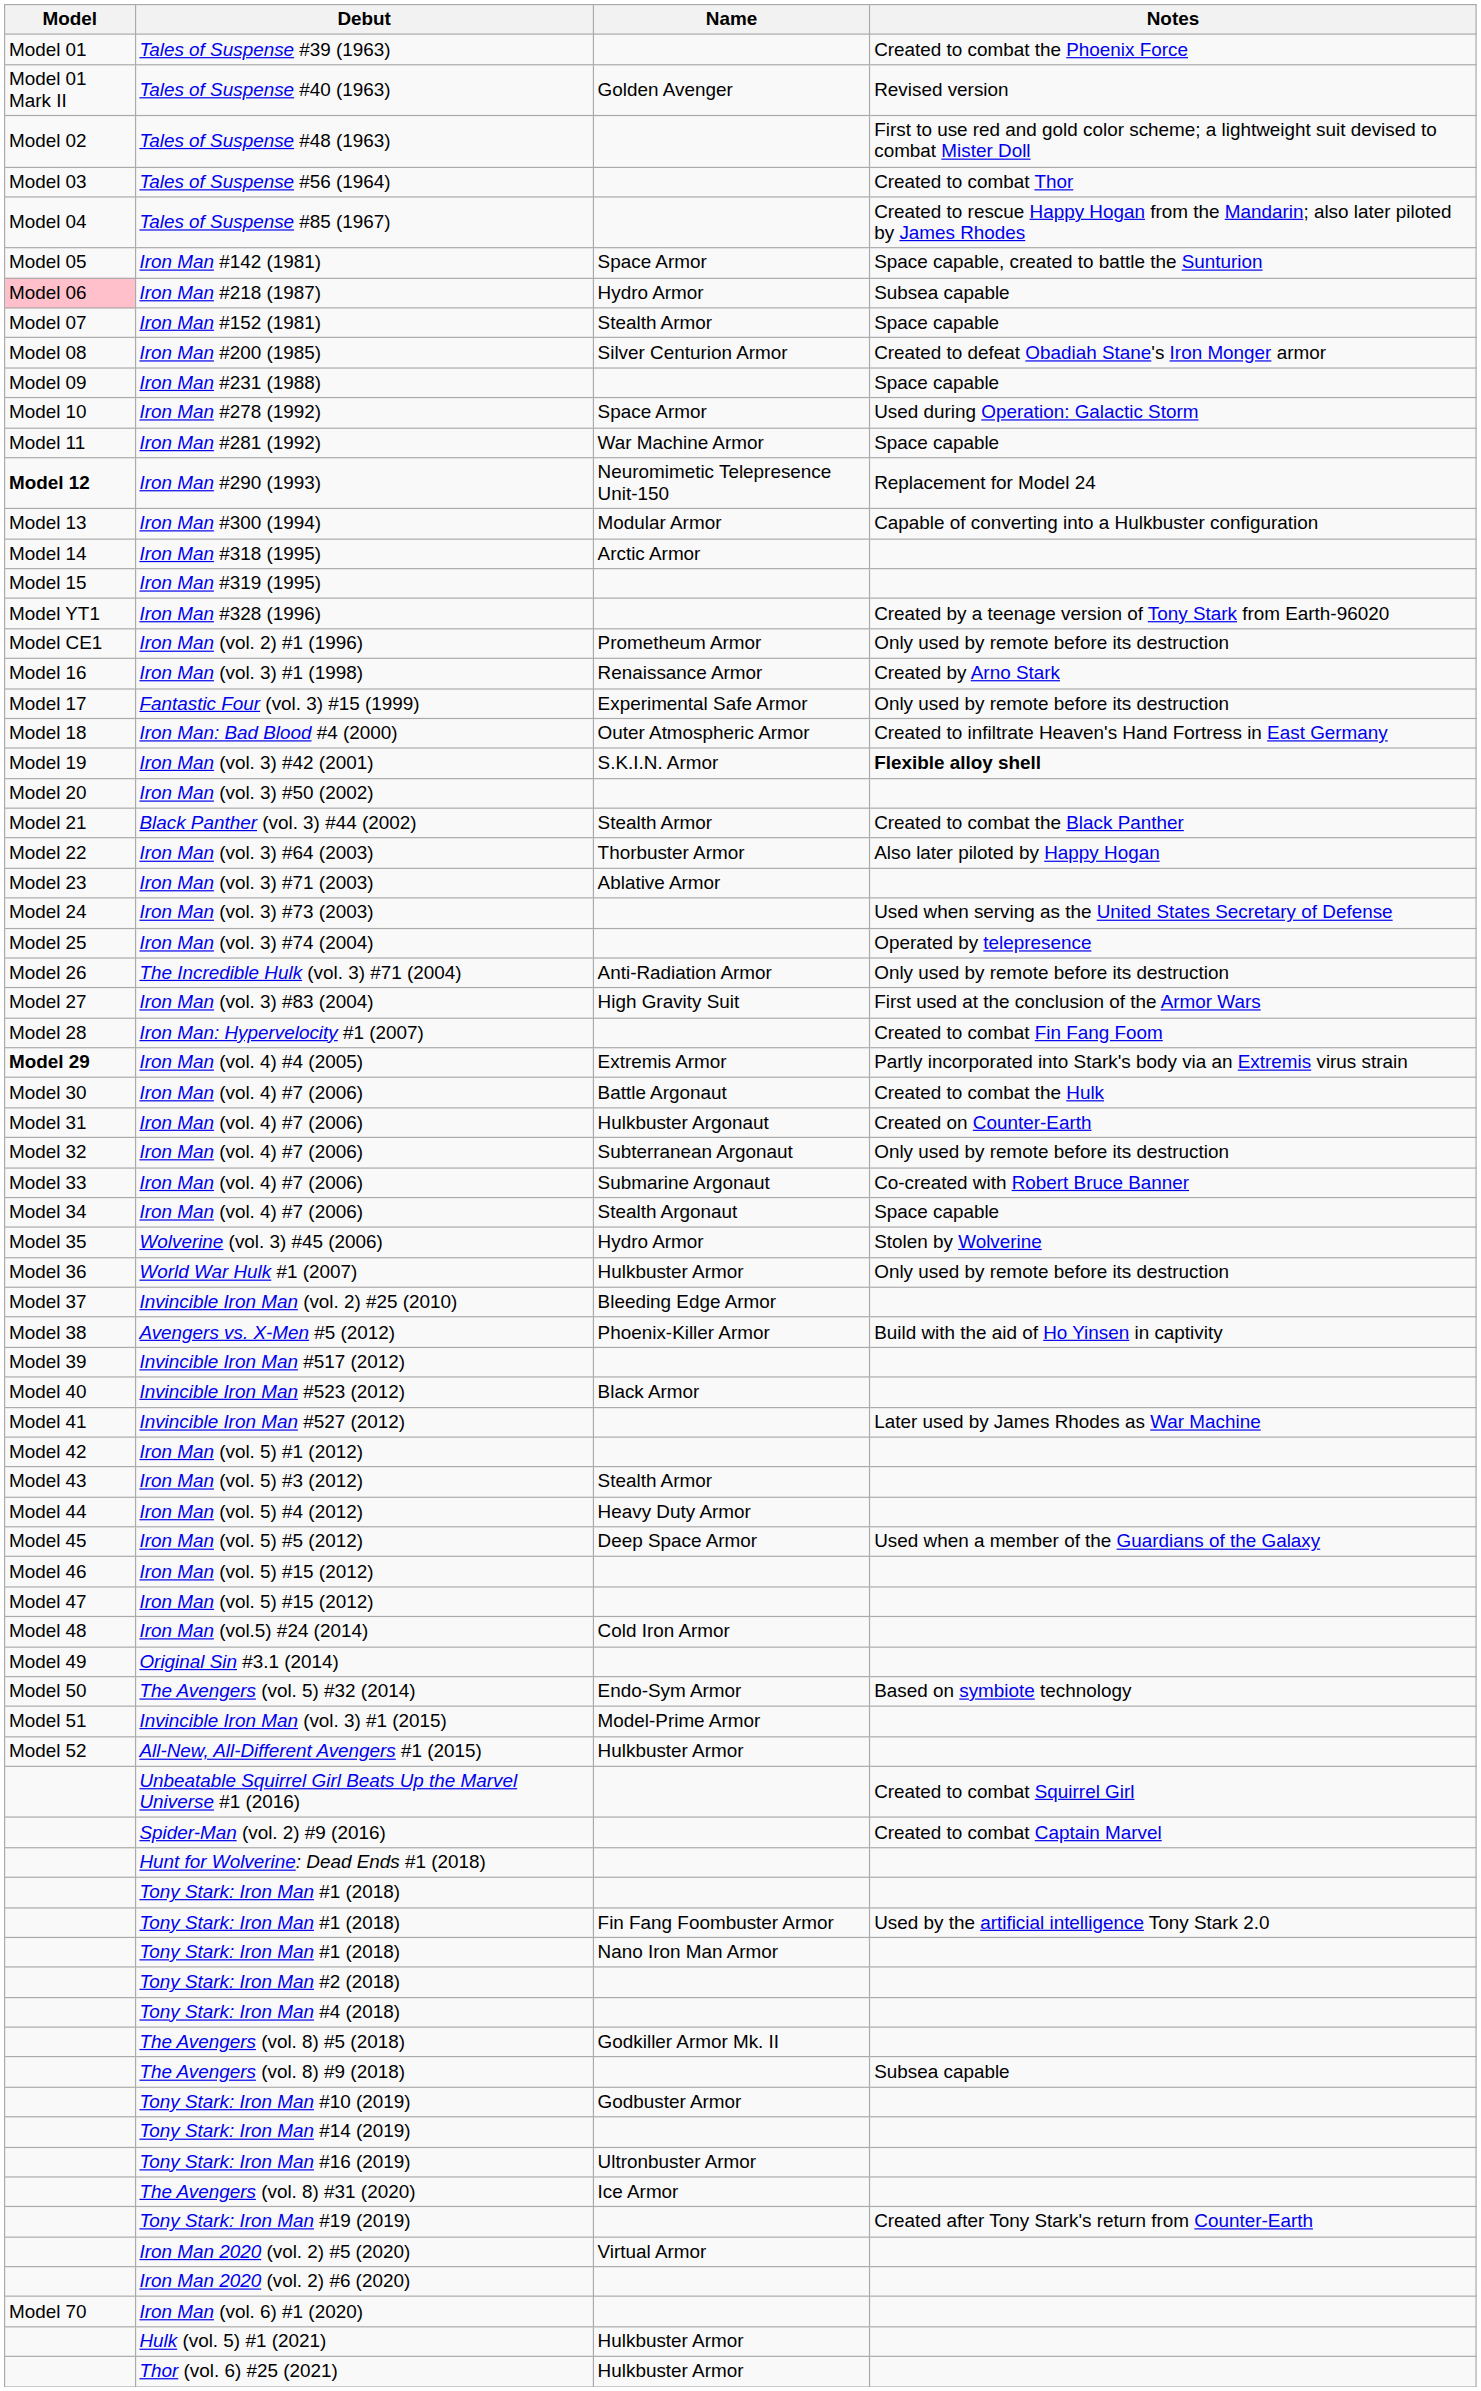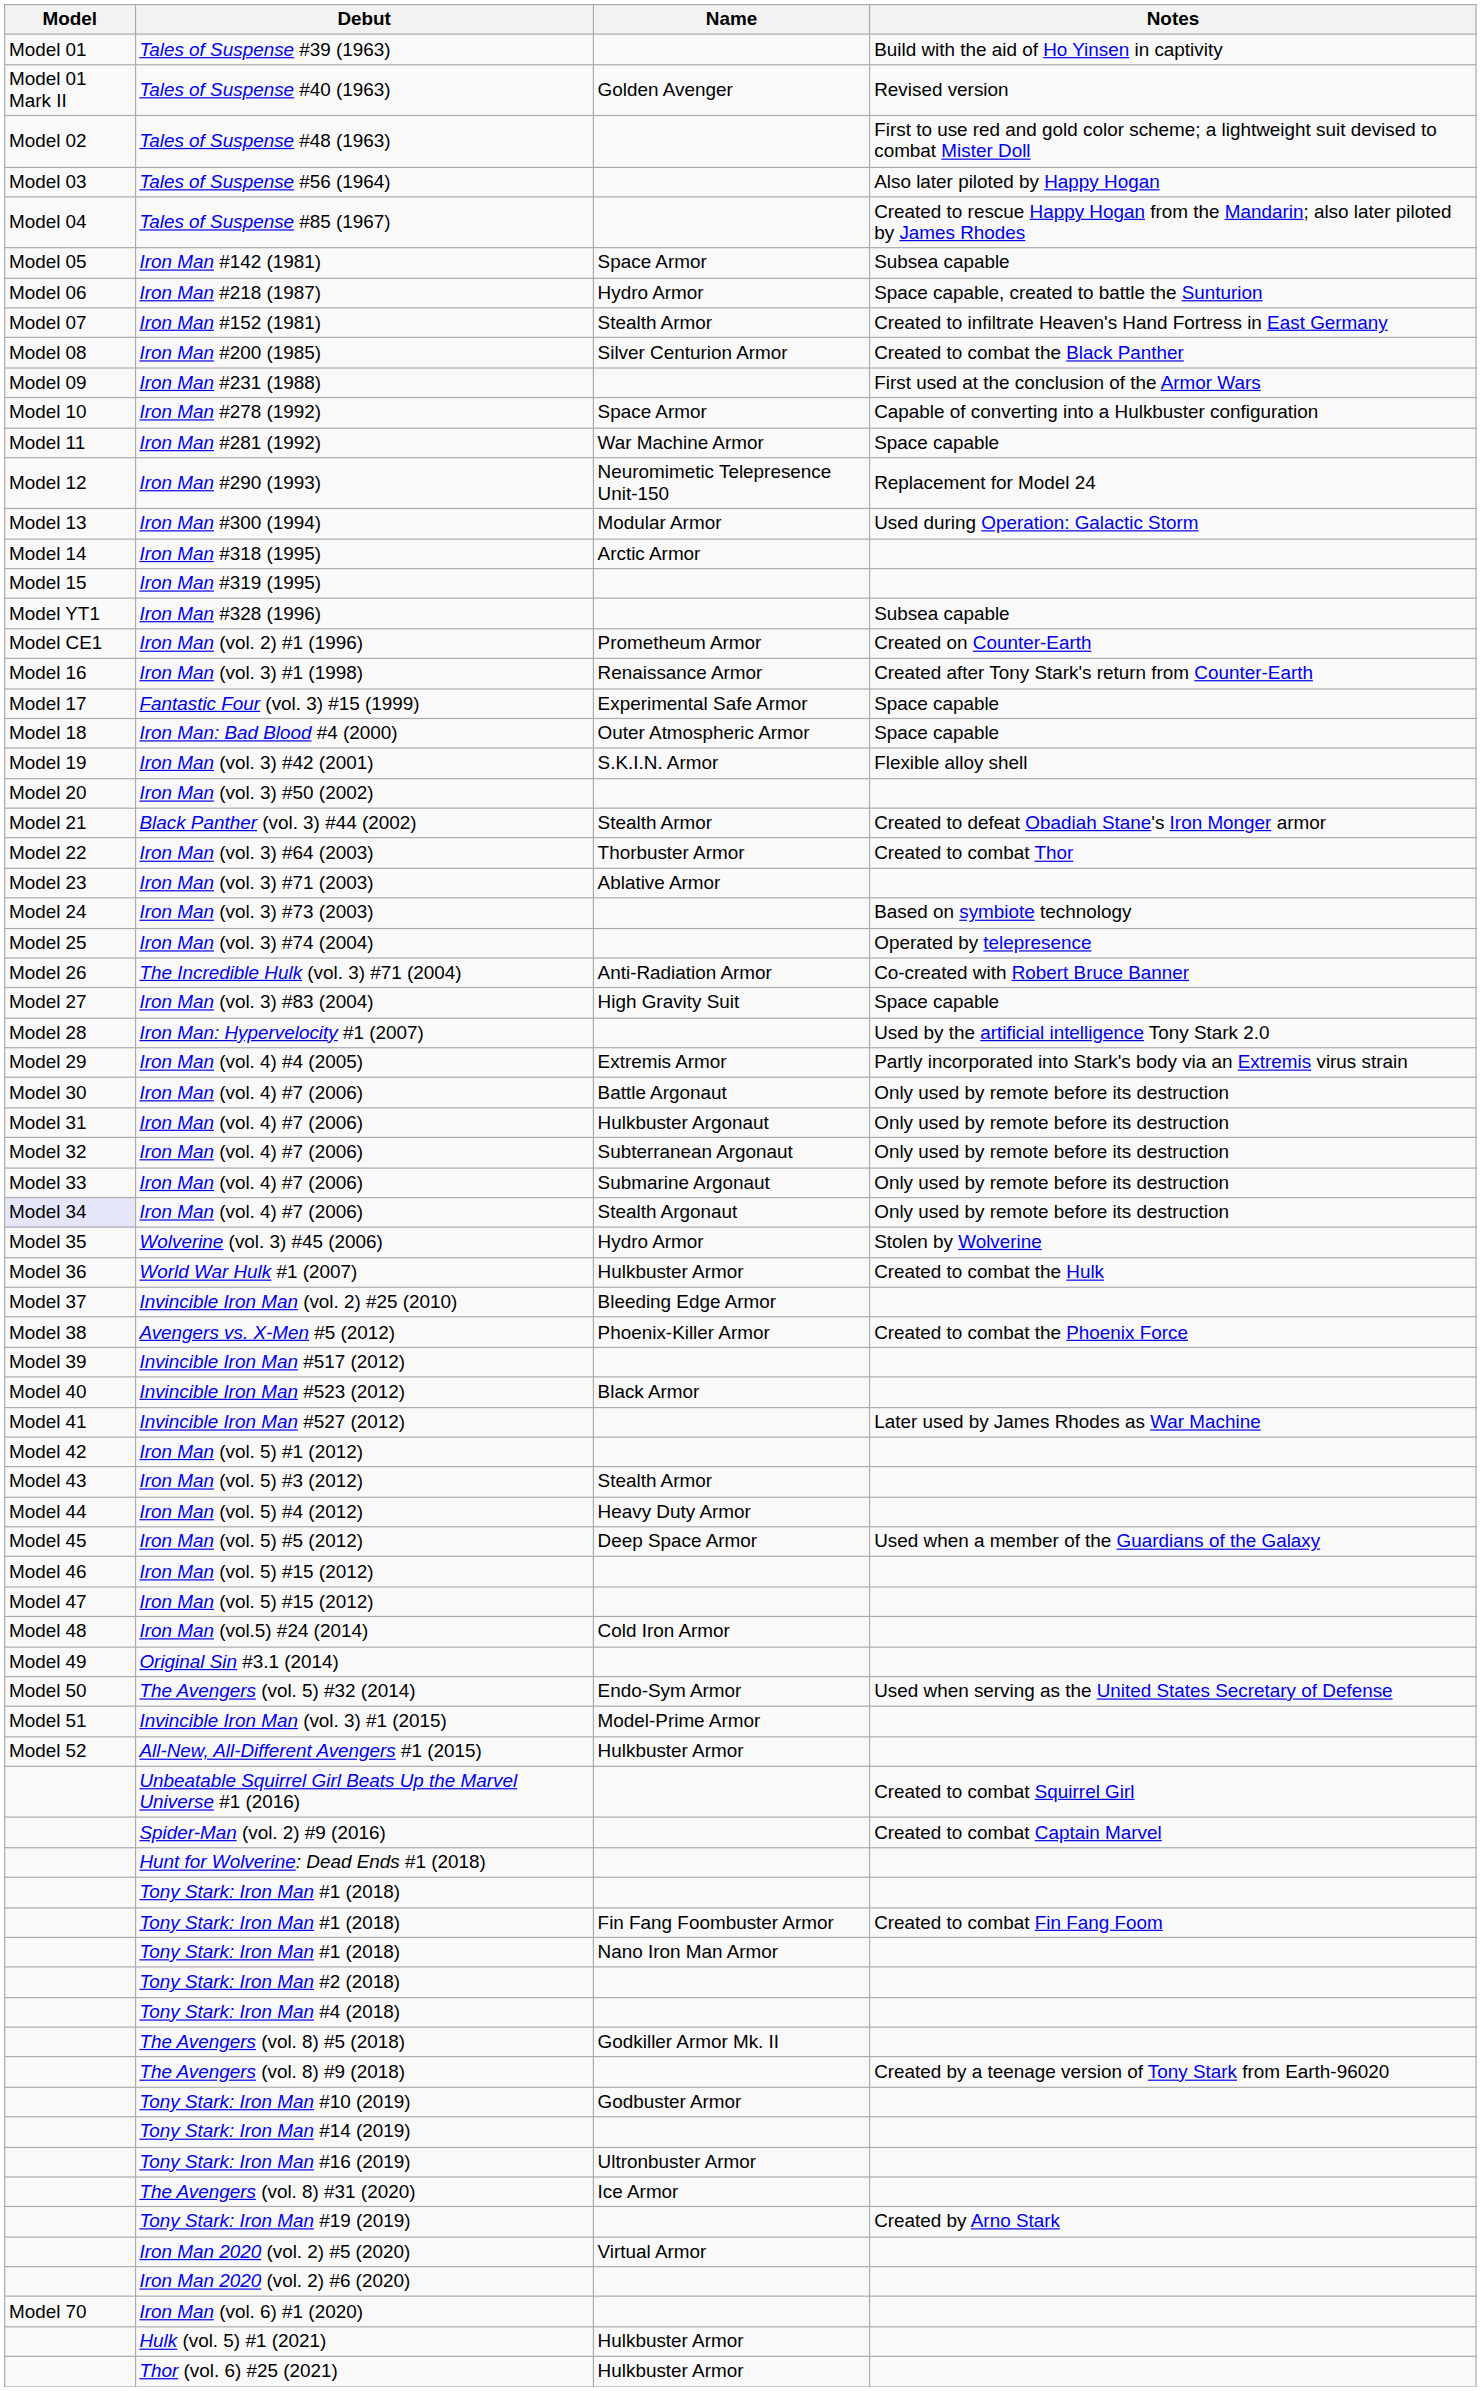(1031, 49) Created to combat the Phoenix Force -> (1048, 49) Build with the aid of Ho Yinsen in captivity
(974, 181) Created to combat Thor -> (1017, 181) Also later piloted by Happy Hogan
(1068, 262) Space capable, created to battle the Sunturion -> (942, 262) Subsea capable
(48, 292) pink background -> (48, 292) no background
(942, 292) Subsea capable -> (1068, 292) Space capable, created to battle the Sunturion
(937, 322) Space capable -> (1131, 322) Created to infiltrate Heaven's Hand Fortress in East Germany
(1100, 352) Created to defeat Obadiah Stane's Iron Monger armor -> (1029, 352) Created to combat the Black Panther
(937, 382) Space capable -> (1067, 382) First used at the conclusion of the Armor Wars
(1036, 412) Used during Operation: Galactic Storm -> (1096, 412) Capable of converting into a Hulkbuster configuration
(49, 483) bold -> (48, 483) normal
(1096, 523) Capable of converting into a Hulkbuster configuration -> (1036, 523) Used during Operation: Galactic Storm
(1132, 613) Created by a teenage version of Tony Stark from Earth-96020 -> (942, 613) Subsea capable
(1052, 643) Only used by remote before its destruction -> (983, 643) Created on Counter-Earth
(967, 673) Created by Arno Stark -> (1094, 673) Created after Tony Stark's return from Counter-Earth
(1052, 703) Only used by remote before its destruction -> (937, 703) Space capable
(1131, 733) Created to infiltrate Heaven's Hand Fortress in East Germany -> (937, 733) Space capable
(958, 763) bold -> (951, 763) normal
(1029, 823) Created to combat the Black Panther -> (1100, 823) Created to defeat Obadiah Stane's Iron Monger armor
(1017, 852) Also later piloted by Happy Hogan -> (974, 852) Created to combat Thor
(1133, 912) Used when serving as the United States Secretary of Defense -> (1003, 912) Based on symbiote technology
(1052, 972) Only used by remote before its destruction -> (1032, 972) Co-created with Robert Bruce Banner
(1067, 1002) First used at the conclusion of the Armor Wars -> (937, 1002) Space capable
(1018, 1032) Created to combat Fin Fang Foom -> (1072, 1032) Used by the artificial intelligence Tony Stark 2.0
(49, 1062) bold -> (48, 1062) normal
(989, 1092) Created to combat the Hulk -> (1052, 1092) Only used by remote before its destruction
(983, 1122) Created on Counter-Earth -> (1052, 1122) Only used by remote before its destruction
(1032, 1182) Co-created with Robert Bruce Banner -> (1052, 1182) Only used by remote before its destruction
(48, 1212) no background -> (48, 1212) lavender background
(937, 1212) Space capable -> (1052, 1212) Only used by remote before its destruction
(1052, 1272) Only used by remote before its destruction -> (989, 1272) Created to combat the Hulk
(1048, 1332) Build with the aid of Ho Yinsen in captivity -> (1031, 1332) Created to combat the Phoenix Force
(1003, 1691) Based on symbiote technology -> (1133, 1691) Used when serving as the United States Secretary of Defense
(1072, 1922) Used by the artificial intelligence Tony Stark 2.0 -> (1018, 1922) Created to combat Fin Fang Foom
(942, 2071) Subsea capable -> (1132, 2071) Created by a teenage version of Tony Stark from Earth-96020
(1094, 2221) Created after Tony Stark's return from Counter-Earth -> (967, 2221) Created by Arno Stark
